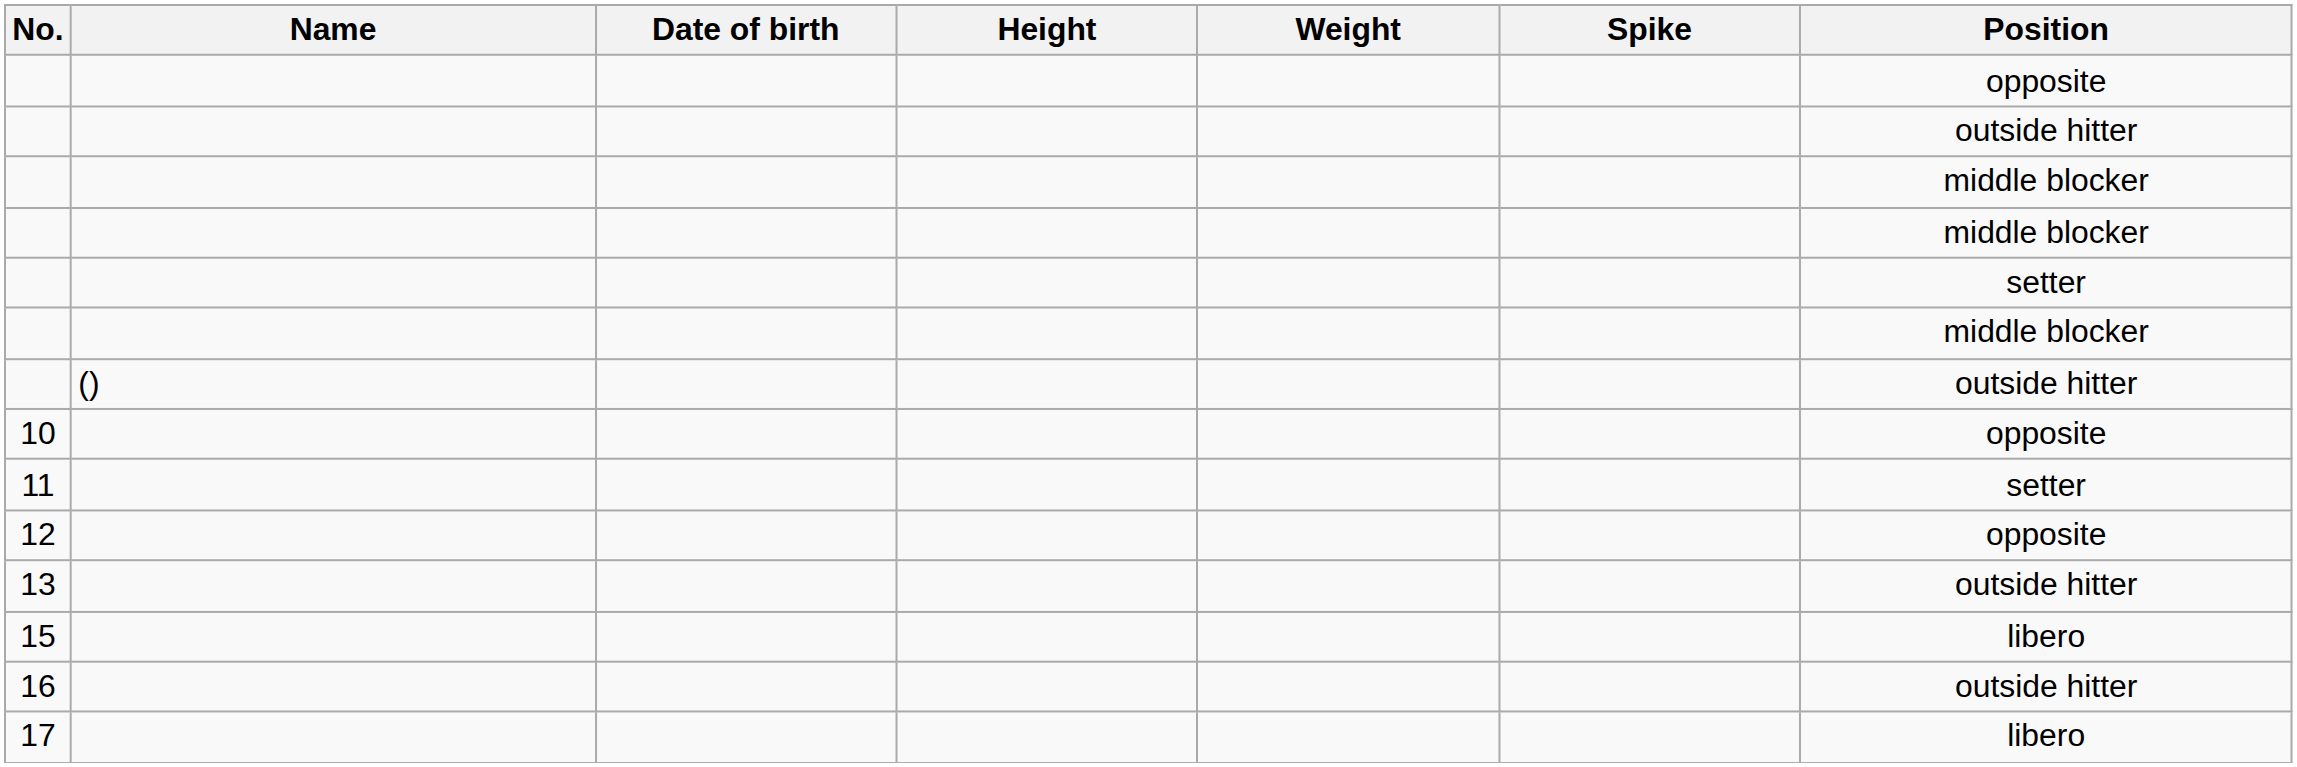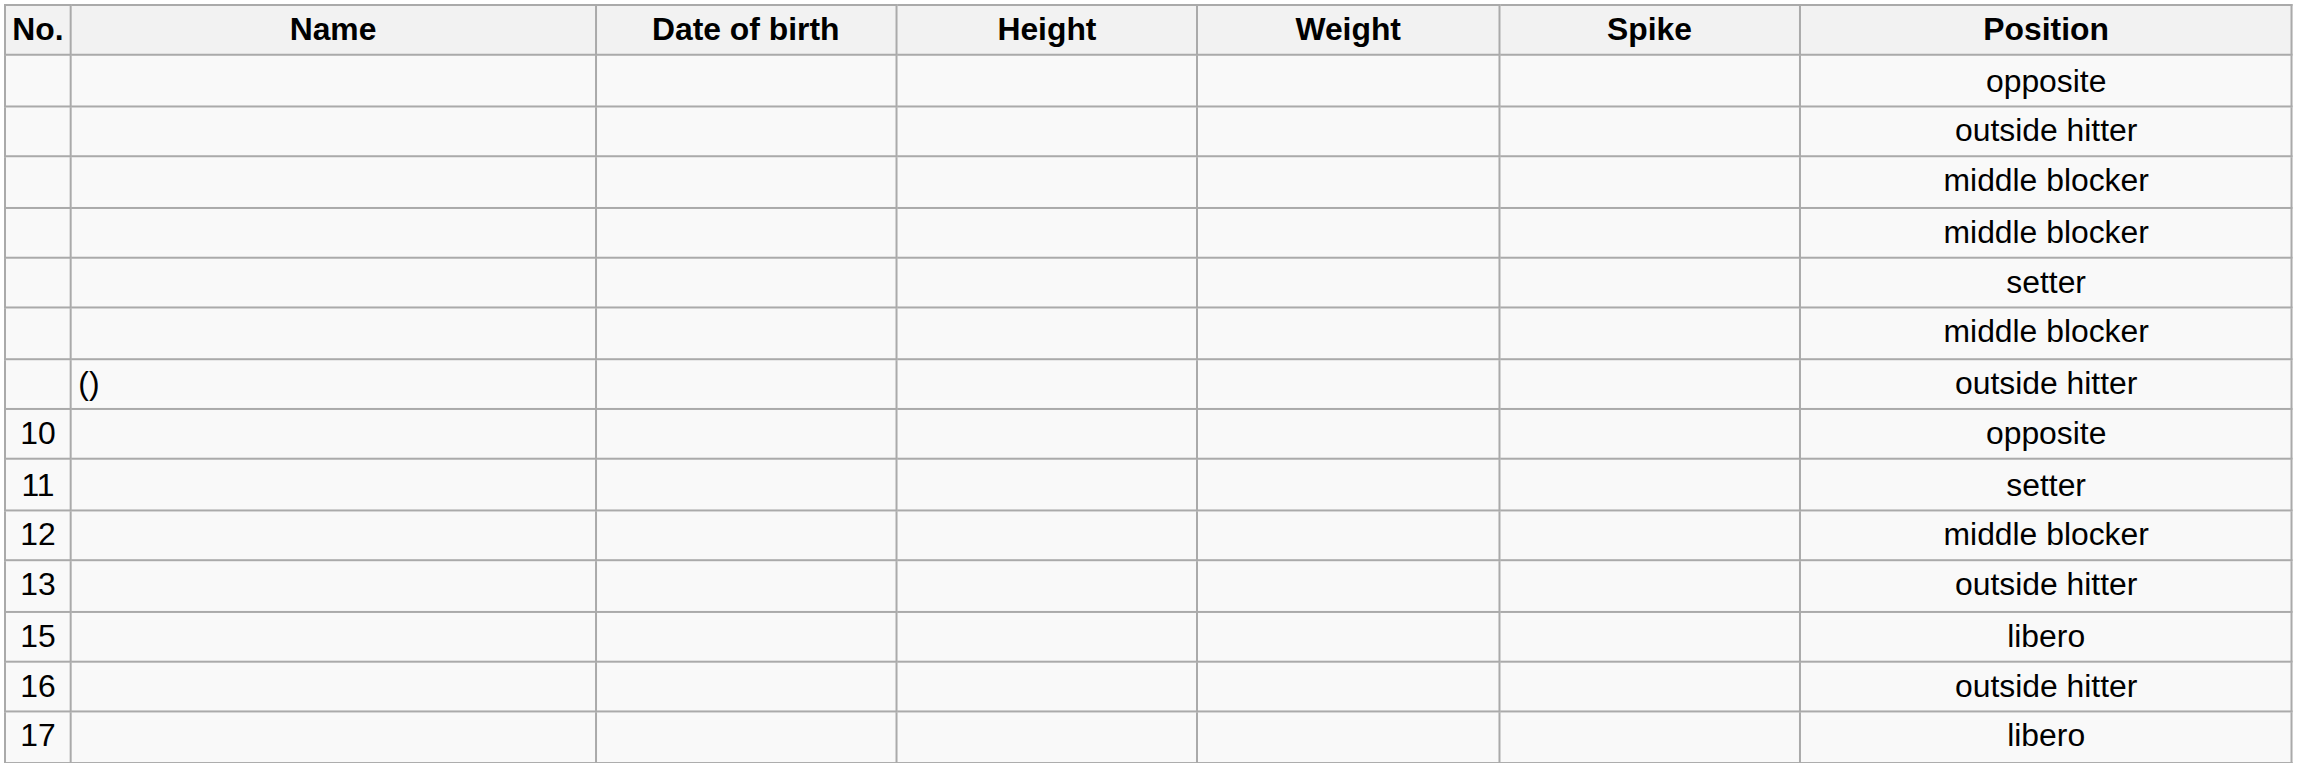(2046, 534) opposite -> (2046, 534) middle blocker
